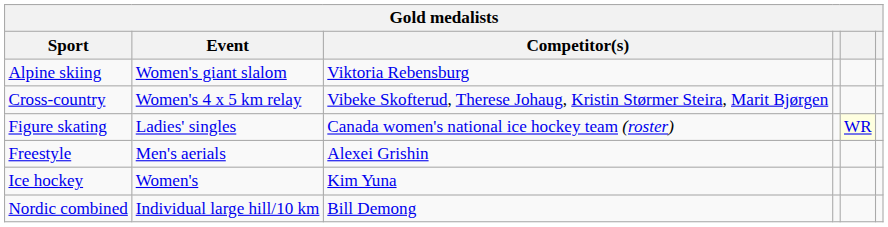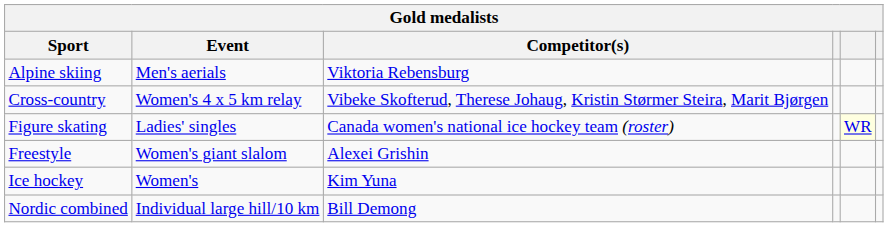(211, 72) Women's giant slalom -> (181, 72) Men's aerials
(181, 153) Men's aerials -> (211, 153) Women's giant slalom
